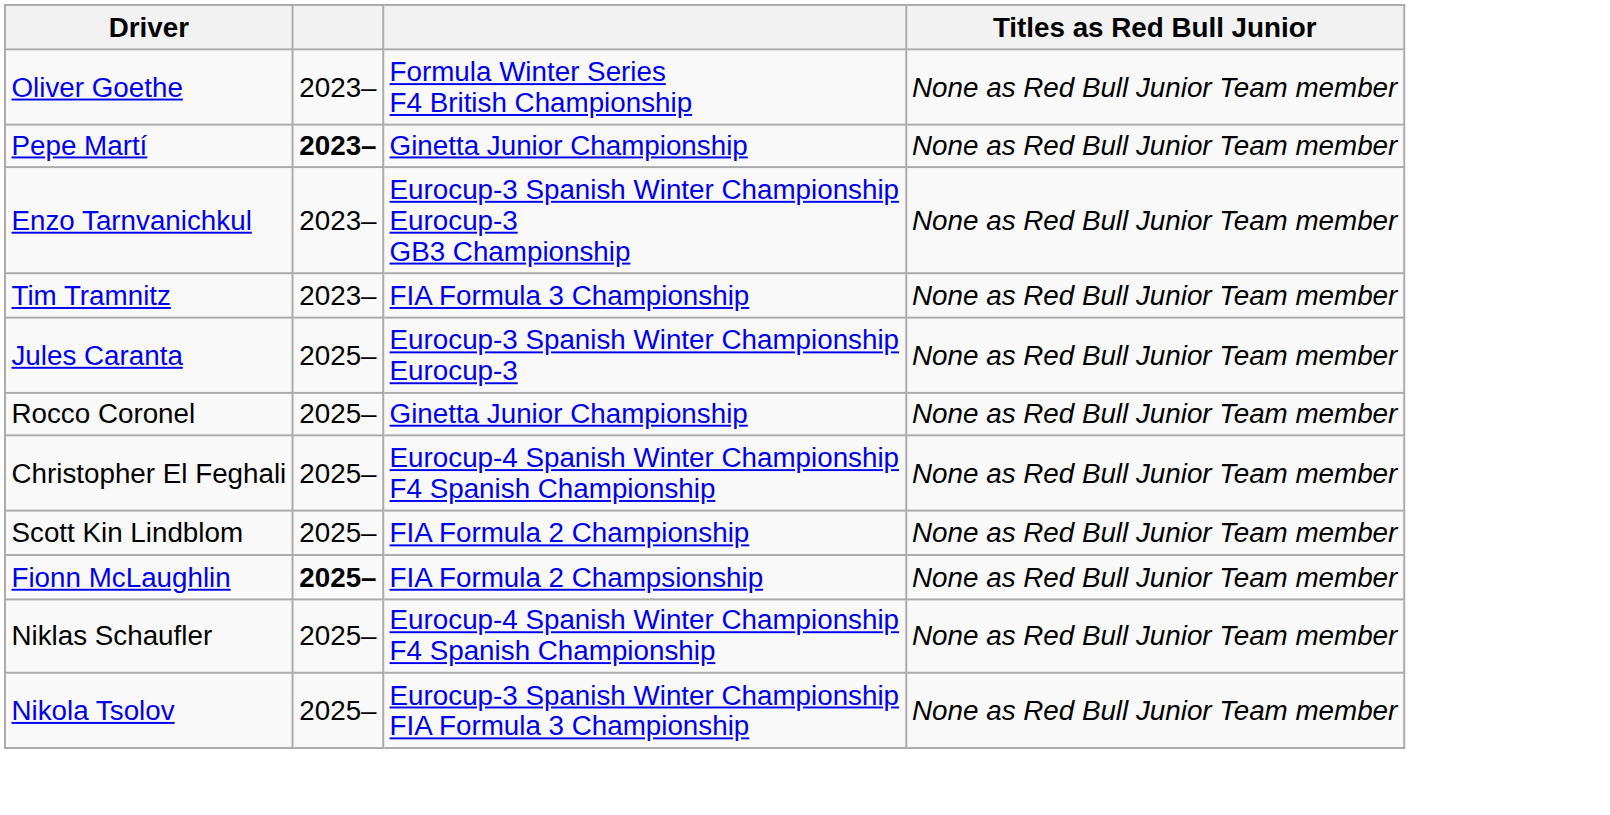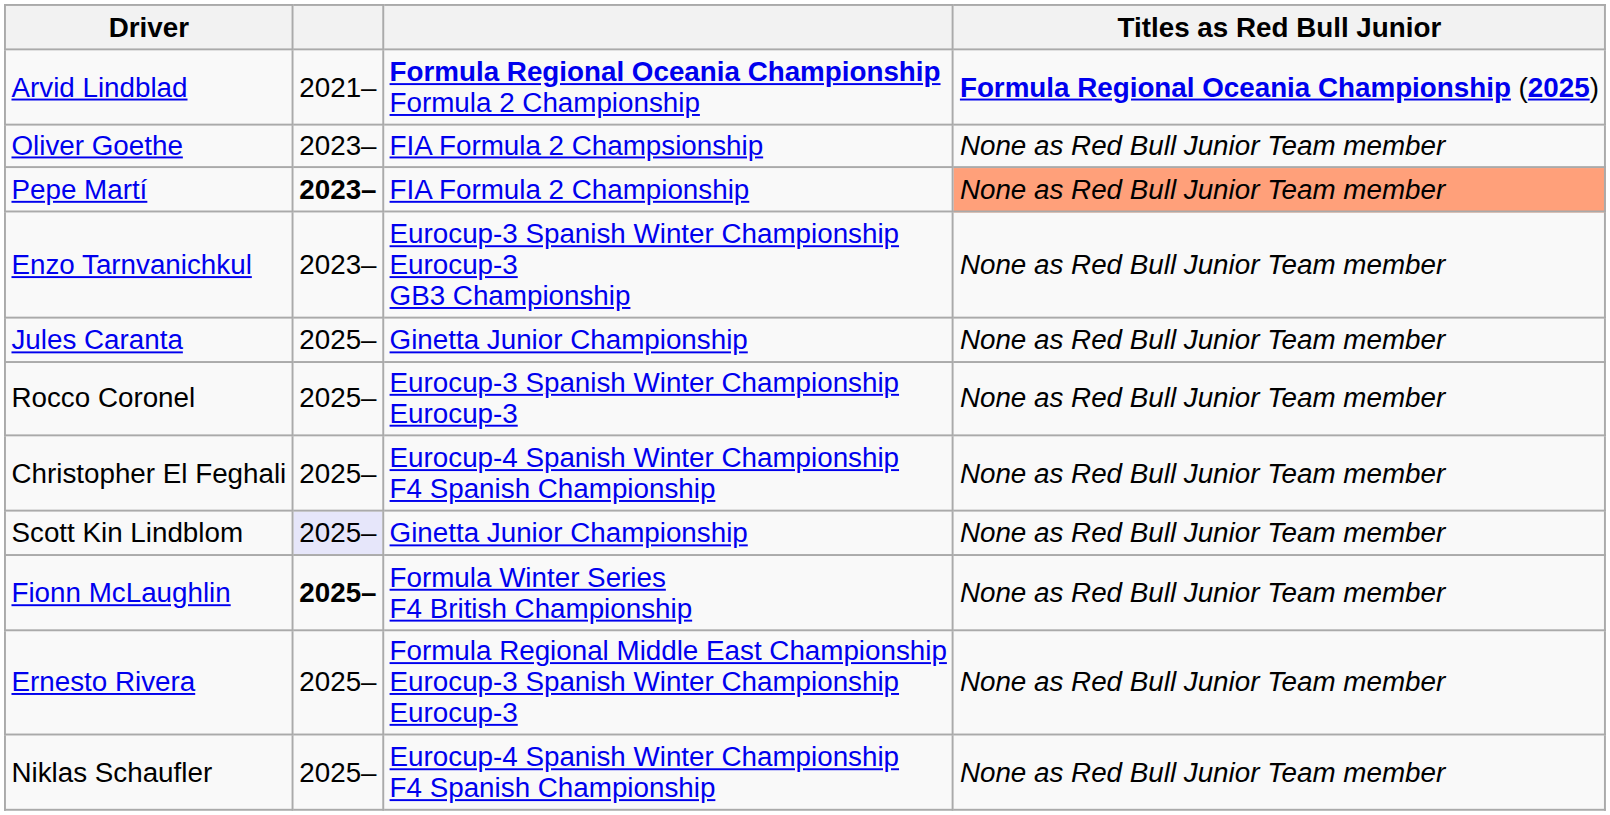+ row: (99, 87)
(541, 87) Formula Winter Series F4 British Championship -> (576, 146) FIA Formula 2 Champsionship
(569, 146) Ginetta Junior Championship -> (569, 190) FIA Formula 2 Championship
(1155, 146) no background -> (1203, 190) lightsalmon background
- row: (91, 296)
(644, 355) Eurocup-3 Spanish Winter Championship Eurocup-3 -> (569, 339) Ginetta Junior Championship
(569, 414) Ginetta Junior Championship -> (644, 399) Eurocup-3 Spanish Winter Championship Eurocup-3
(338, 533) no background -> (338, 533) lavender background
(569, 533) FIA Formula 2 Championship -> (569, 533) Ginetta Junior Championship
(576, 577) FIA Formula 2 Champsionship -> (541, 592) Formula Winter Series F4 British Championship
+ row: (103, 683)
- row: (93, 711)
